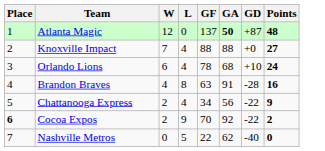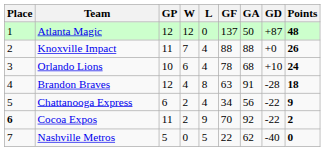+ column: (170, 13)
(228, 31) bold -> (248, 31) normal
(272, 48) 27 -> (293, 48) 26
(272, 84) 16 -> (293, 84) 18
